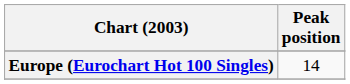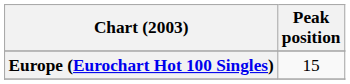(311, 65) 14 -> (311, 65) 15
